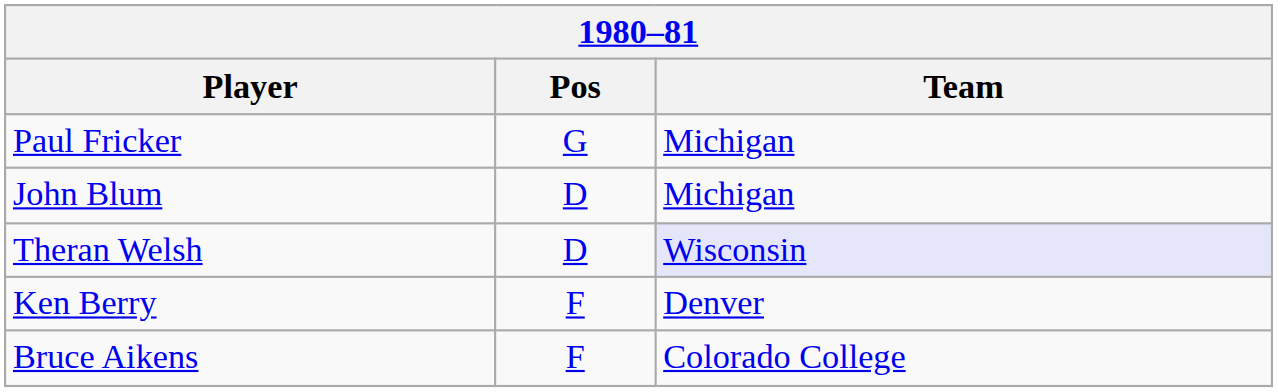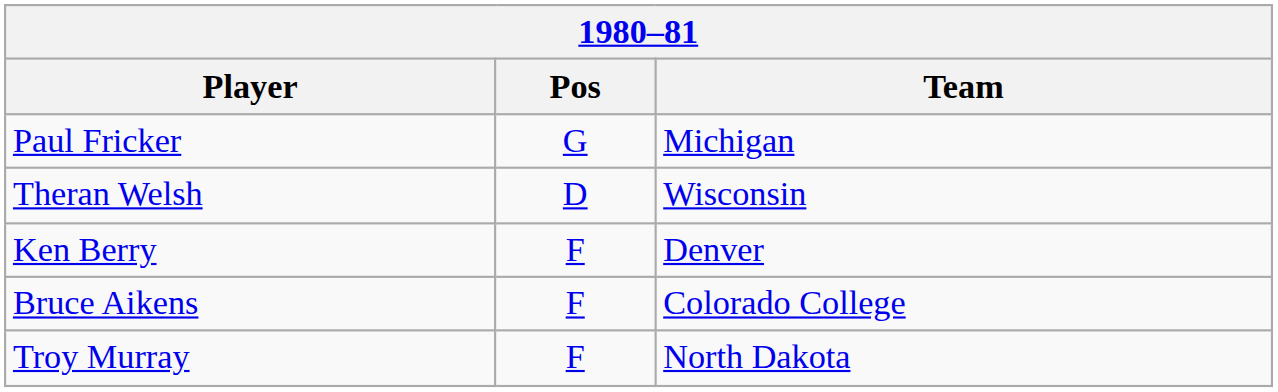- row: (88, 194)
(735, 248) lavender background -> (735, 194) no background
+ row: (101, 357)
